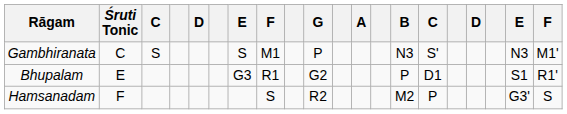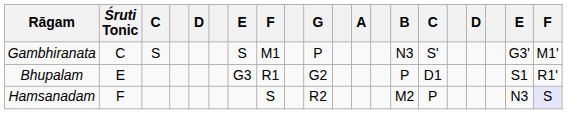(519, 53) N3 -> (519, 53) G3'
(519, 97) G3' -> (519, 97) N3
(548, 97) no background -> (548, 97) lavender background
